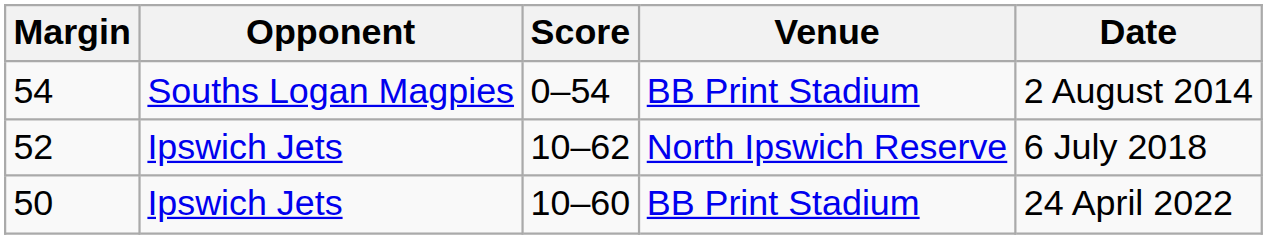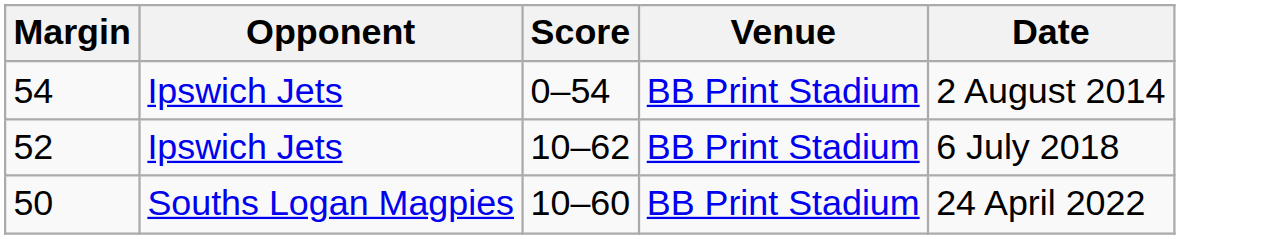(331, 89) Souths Logan Magpies -> (245, 89) Ipswich Jets
(827, 146) North Ipswich Reserve -> (783, 146) BB Print Stadium
(245, 203) Ipswich Jets -> (331, 203) Souths Logan Magpies
